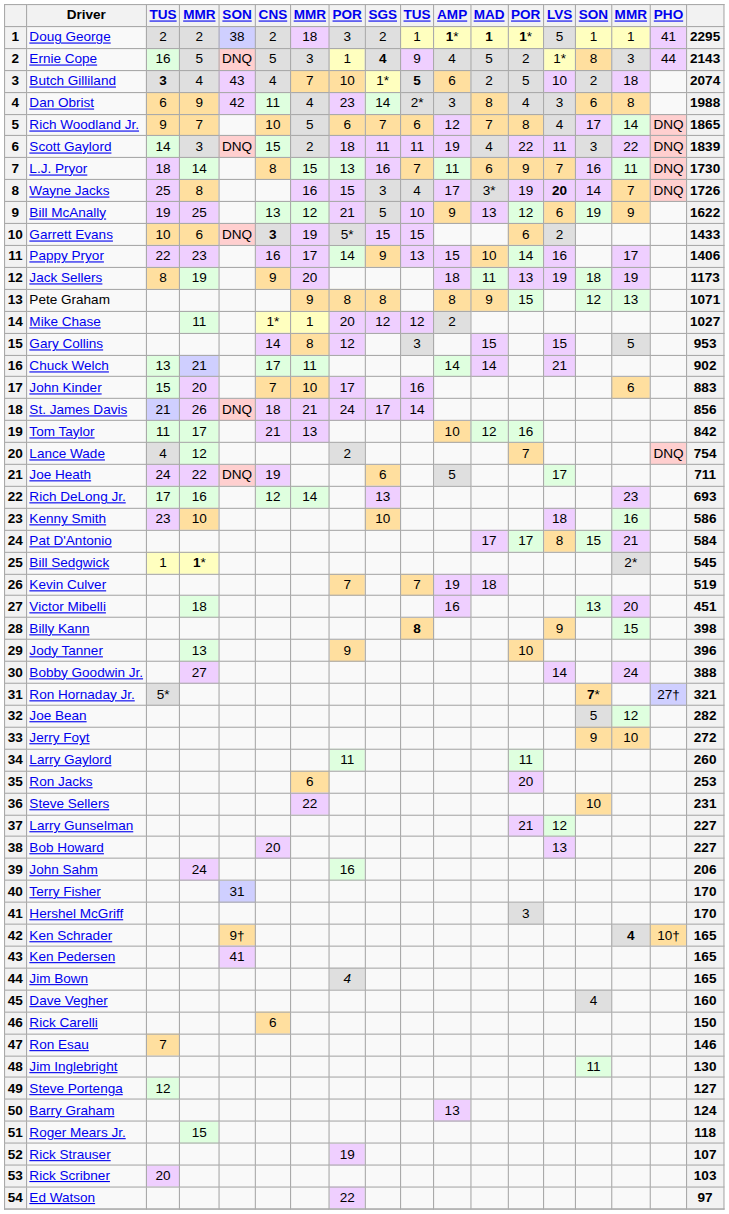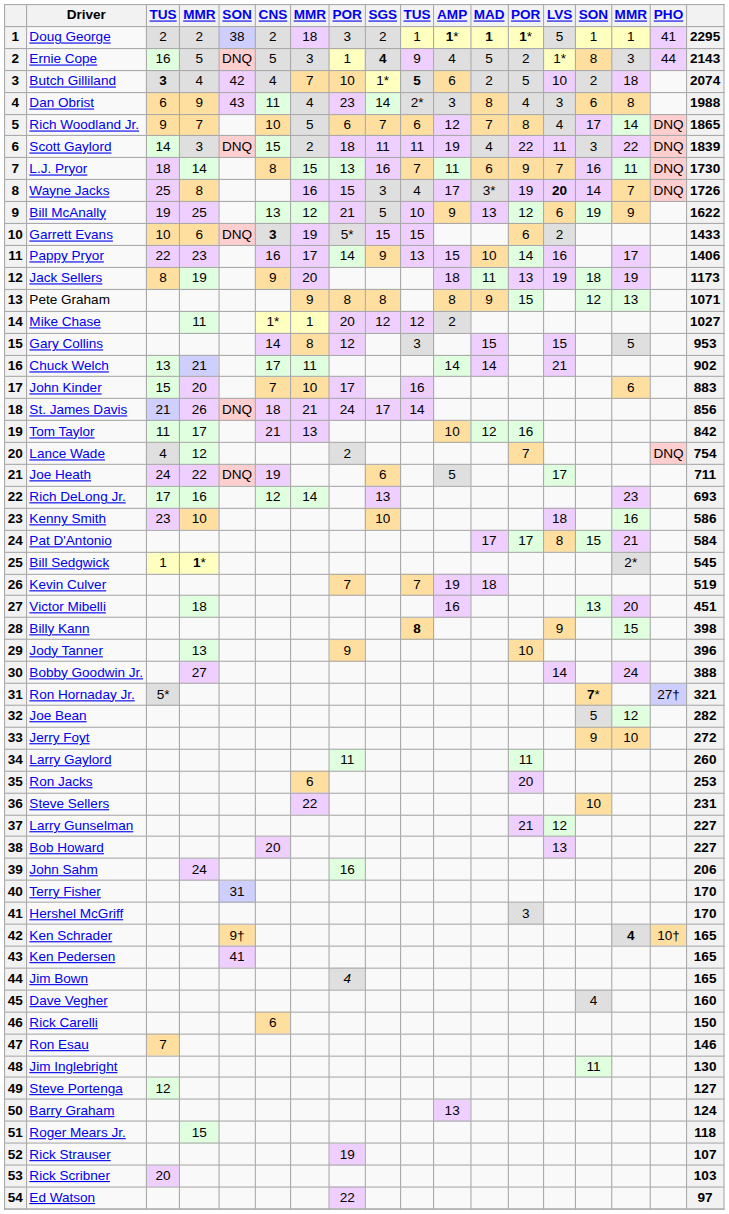(237, 82) 43 -> (237, 82) 42
(237, 103) 42 -> (237, 103) 43
